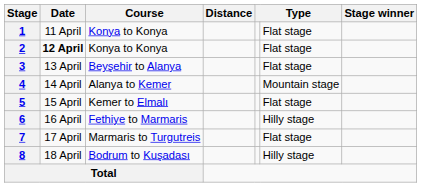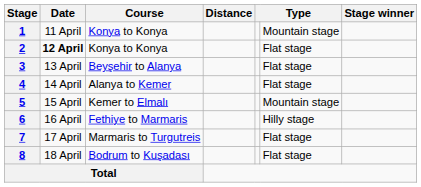(287, 31) Flat stage -> (301, 31) Mountain stage
(301, 84) Mountain stage -> (287, 84) Flat stage
(287, 102) Flat stage -> (301, 102) Mountain stage
(288, 155) Hilly stage -> (287, 155) Flat stage
